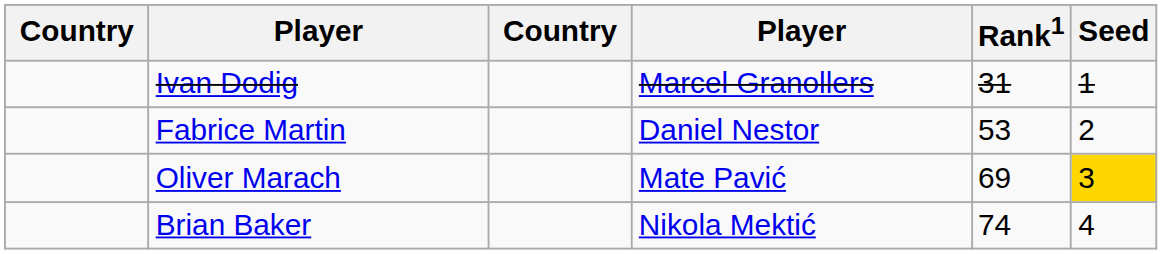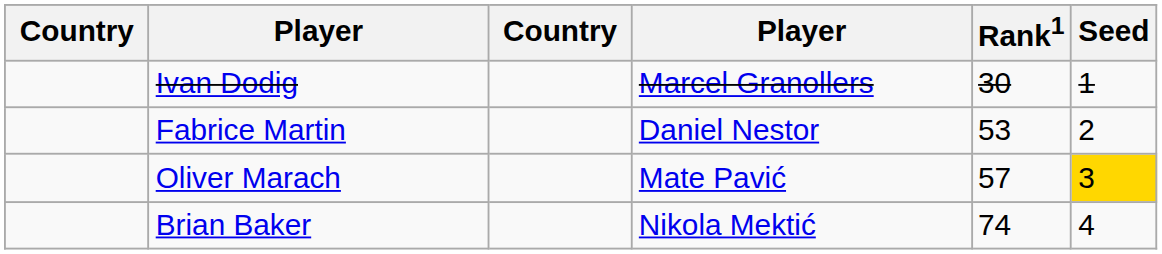(995, 83) 31 -> (995, 83) 30
(995, 177) 69 -> (995, 177) 57
